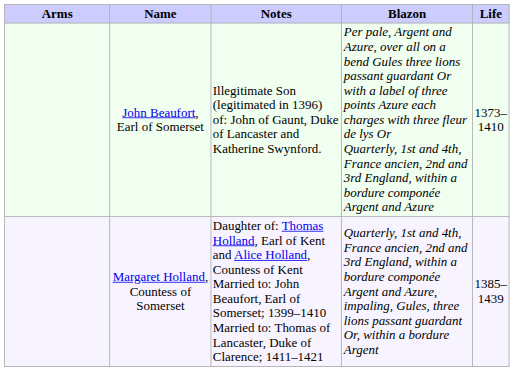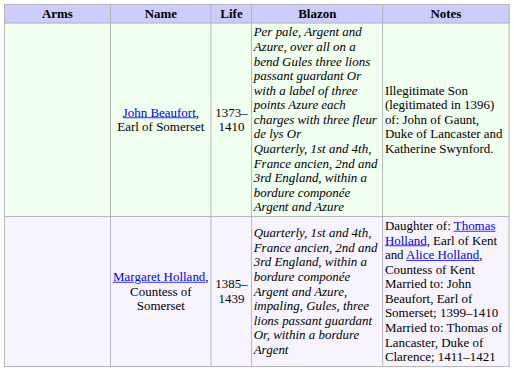columns swapped: (491, 13) <-> (276, 13)
